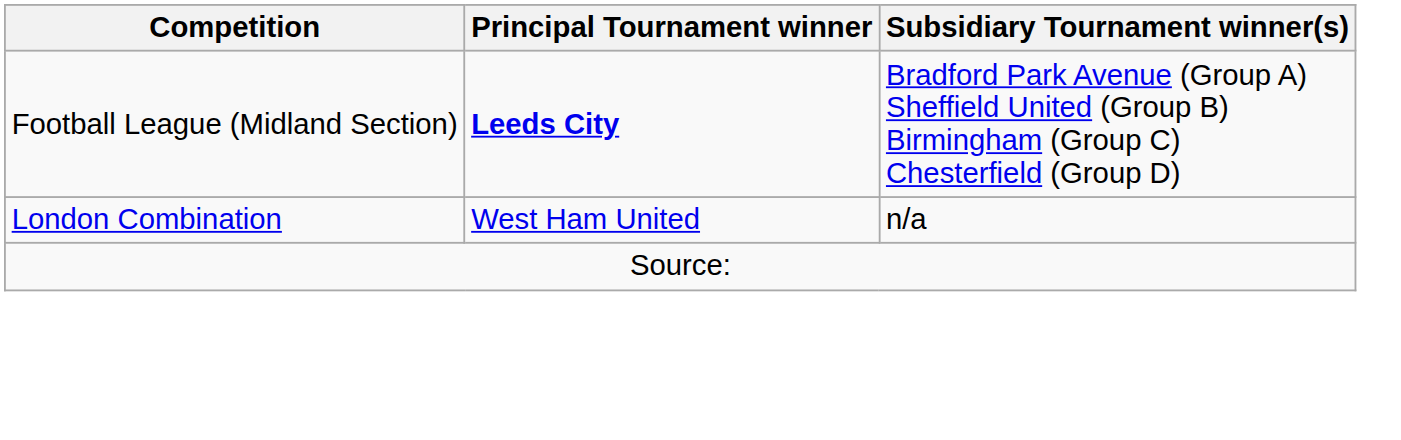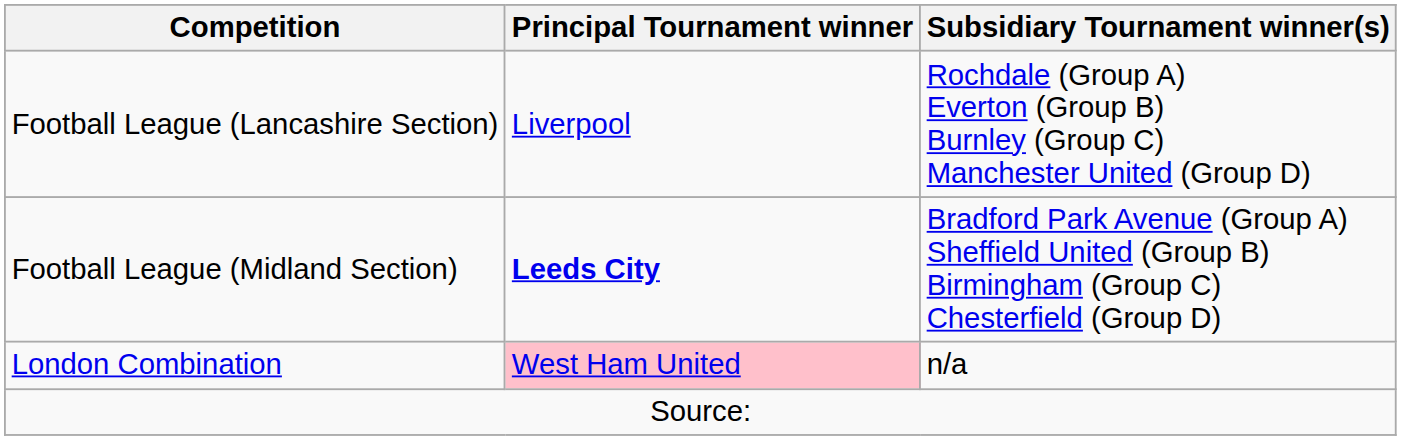+ row: (255, 123)
(586, 219) no background -> (626, 364) pink background
